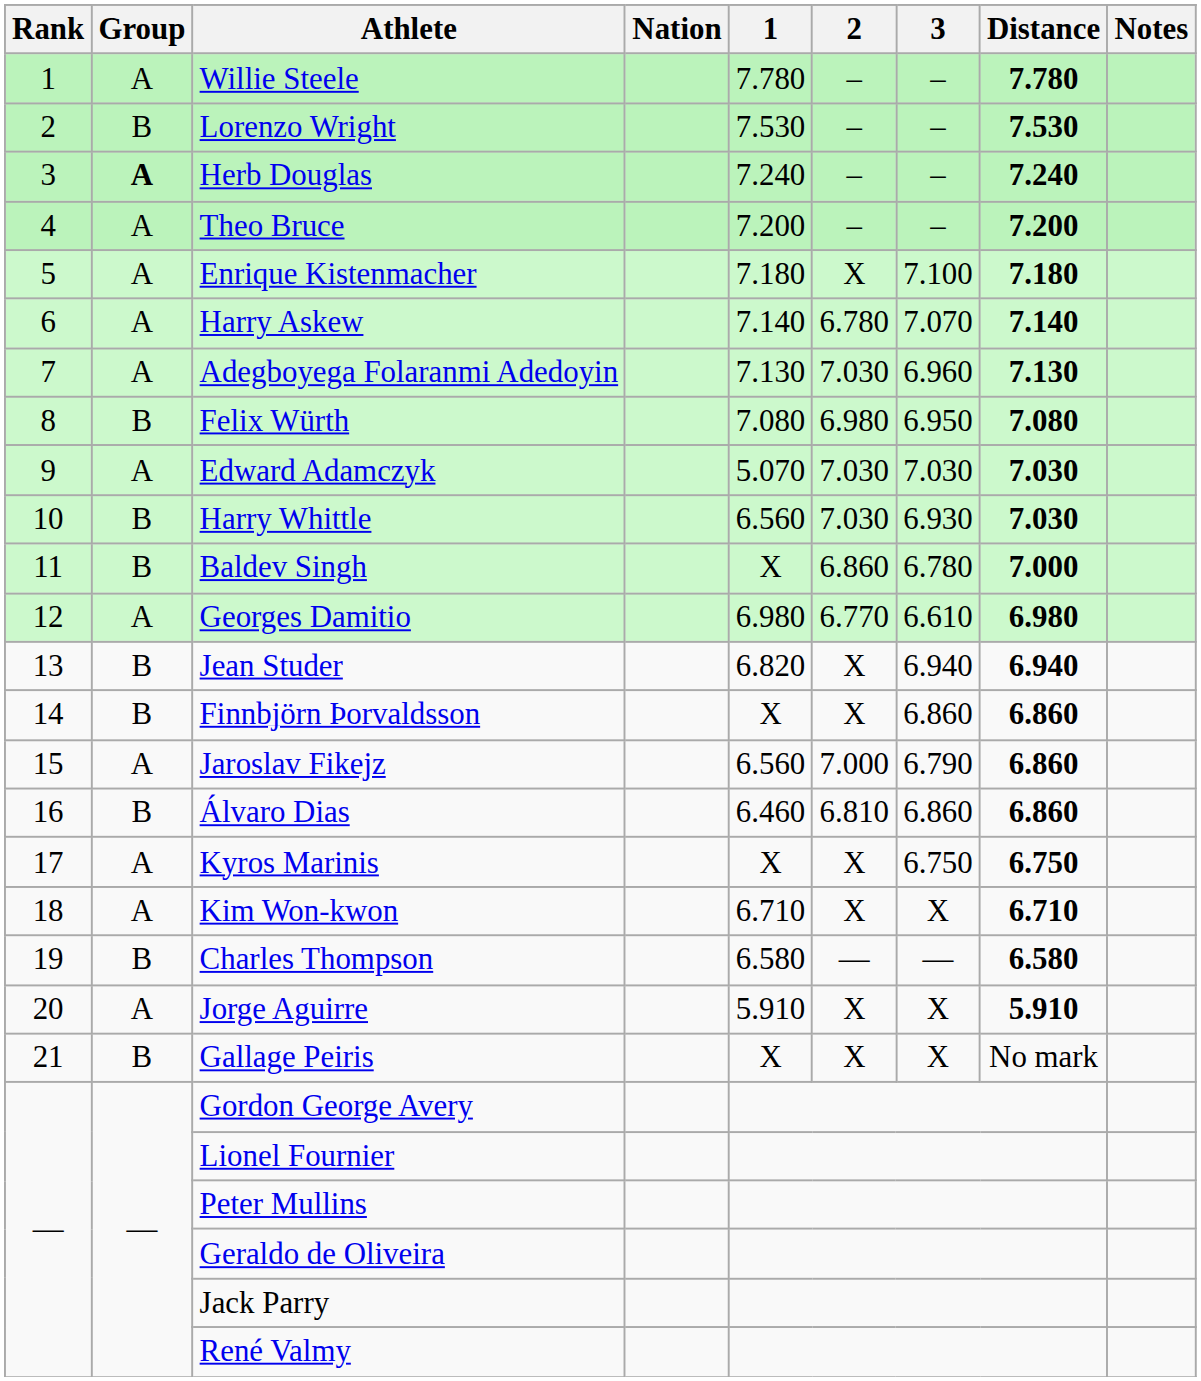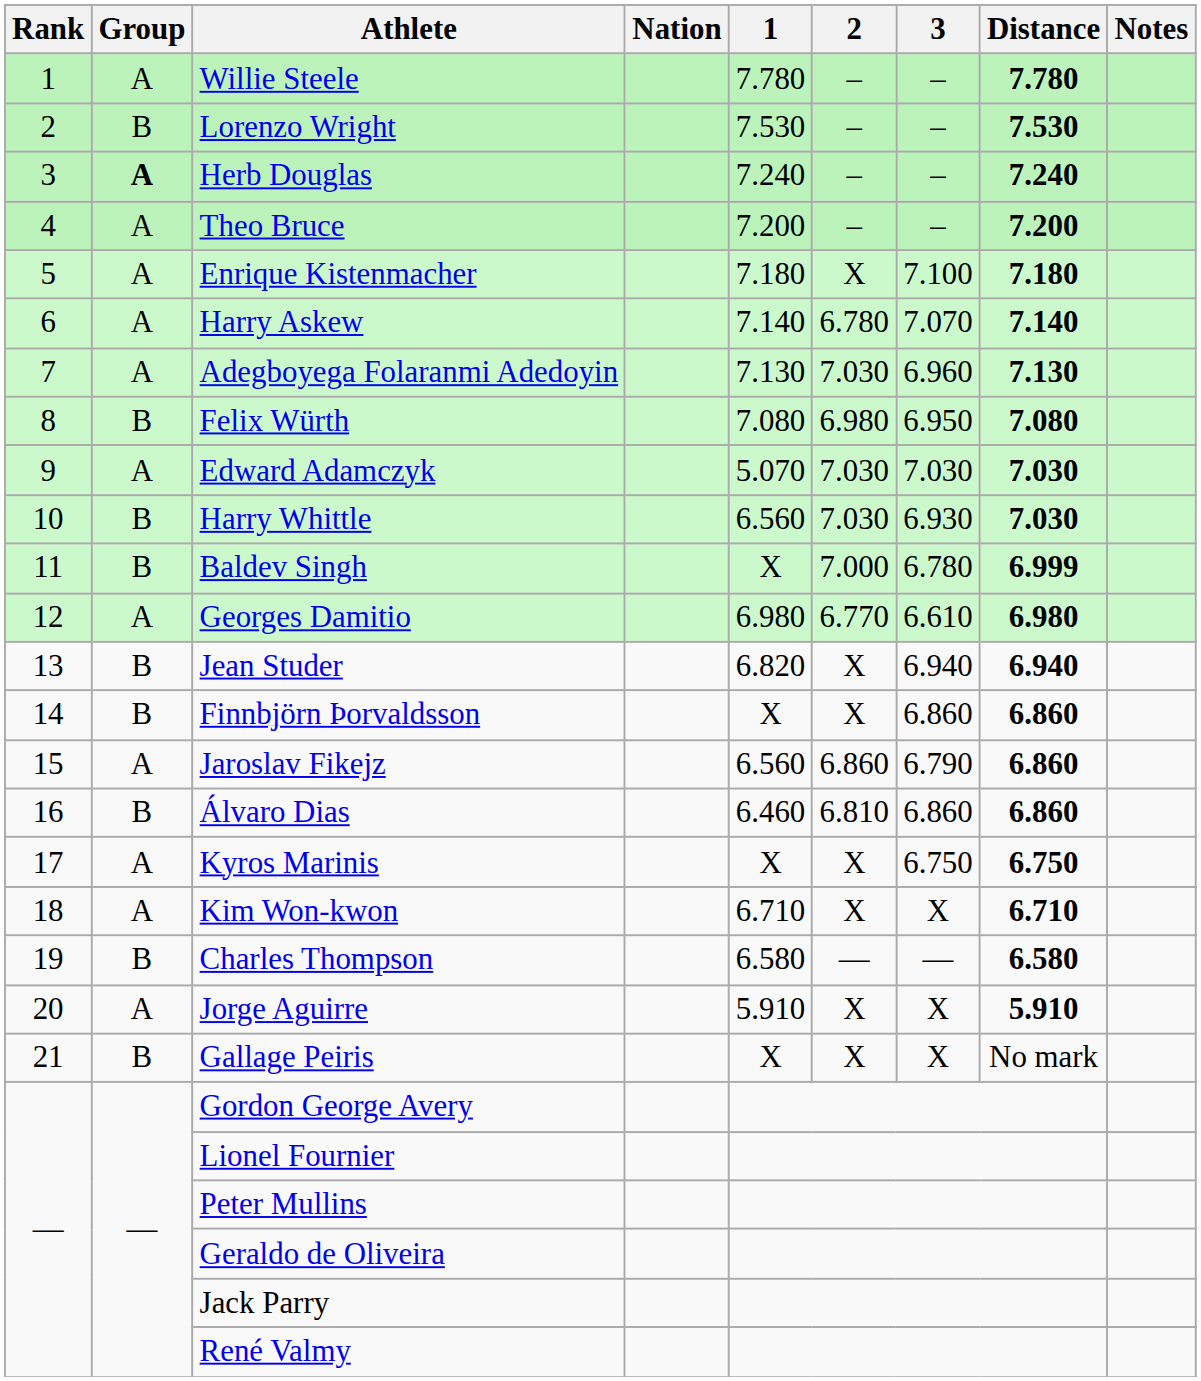(854, 567) 6.860 -> (854, 567) 7.000
(1044, 567) 7.000 -> (1044, 567) 6.999
(854, 763) 7.000 -> (854, 763) 6.860
